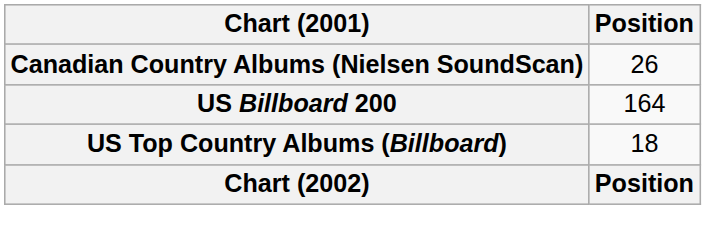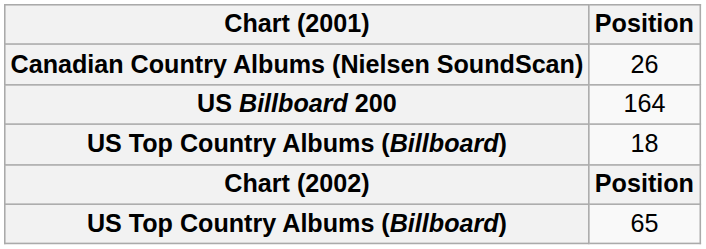+ row: (644, 223)
